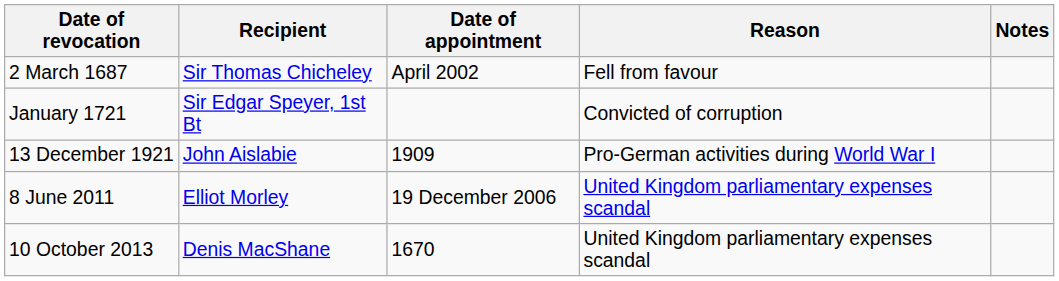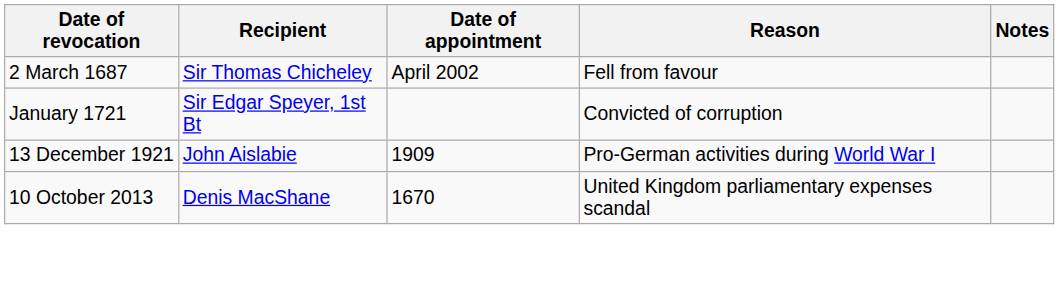- row: (62, 197)
